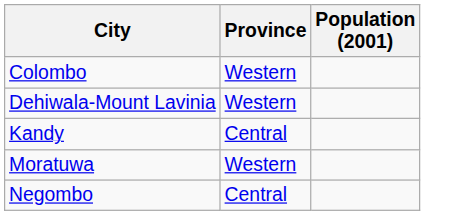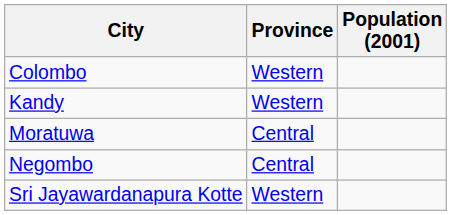- row: (112, 103)
(256, 133) Central -> (287, 103) Western
(260, 164) Western -> (283, 133) Central
+ row: (126, 195)
